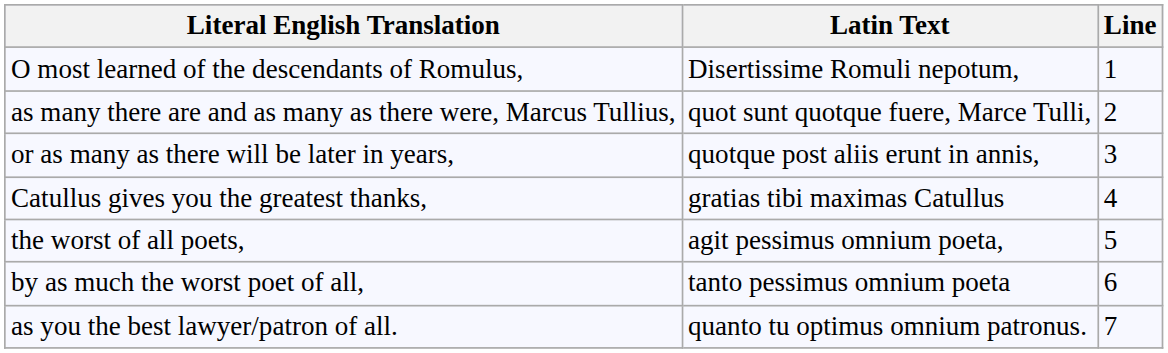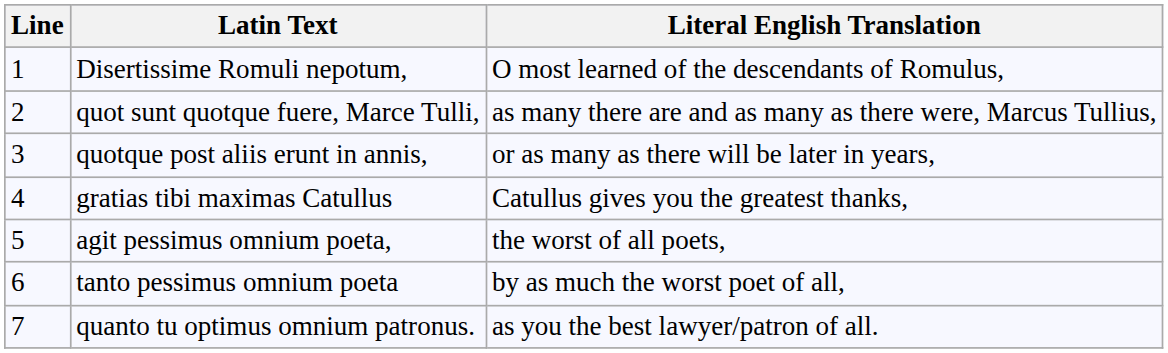columns swapped: (1130, 25) <-> (343, 25)
